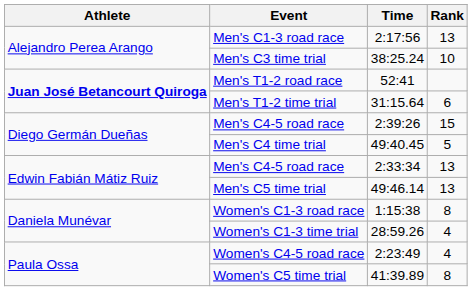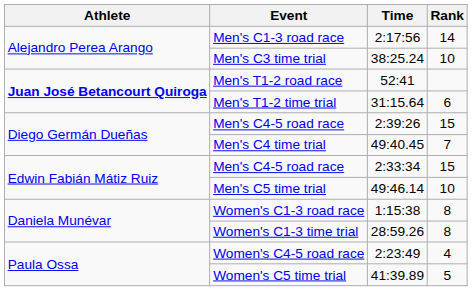(447, 37) 13 -> (447, 37) 14
(447, 145) 5 -> (447, 145) 7
(447, 167) 13 -> (447, 167) 15
(447, 189) 13 -> (447, 189) 10
(447, 232) 4 -> (447, 232) 8
(447, 275) 8 -> (447, 275) 5
